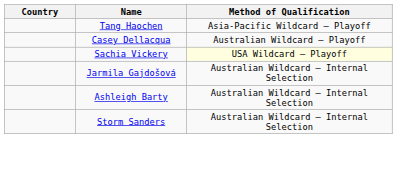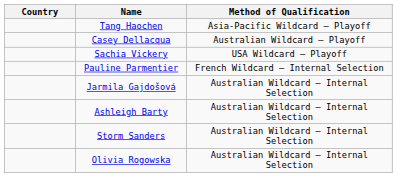(289, 54) lightyellow background -> (289, 54) no background
+ row: (131, 68)
+ row: (131, 160)
